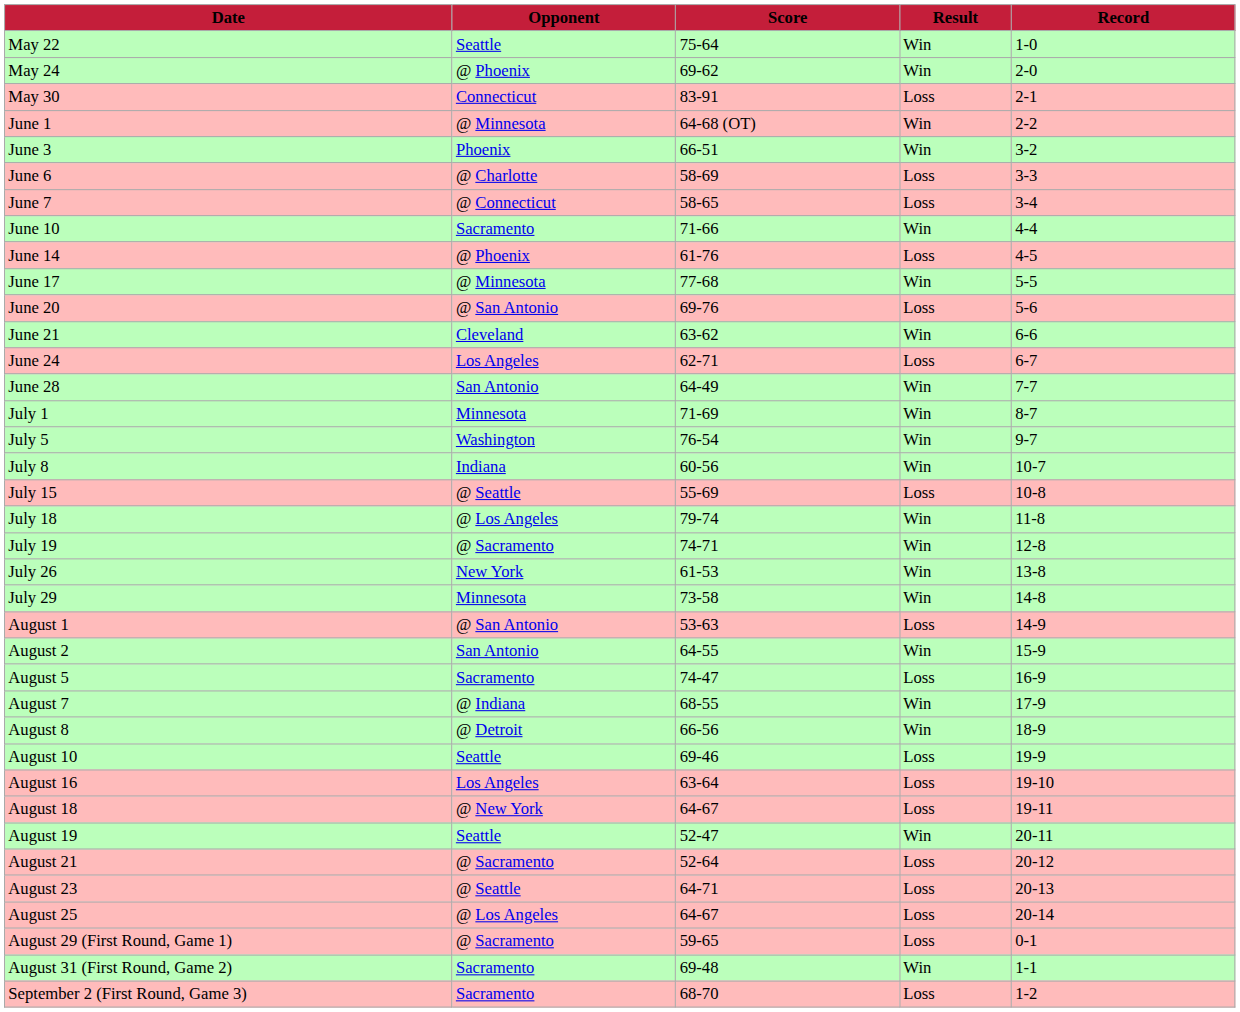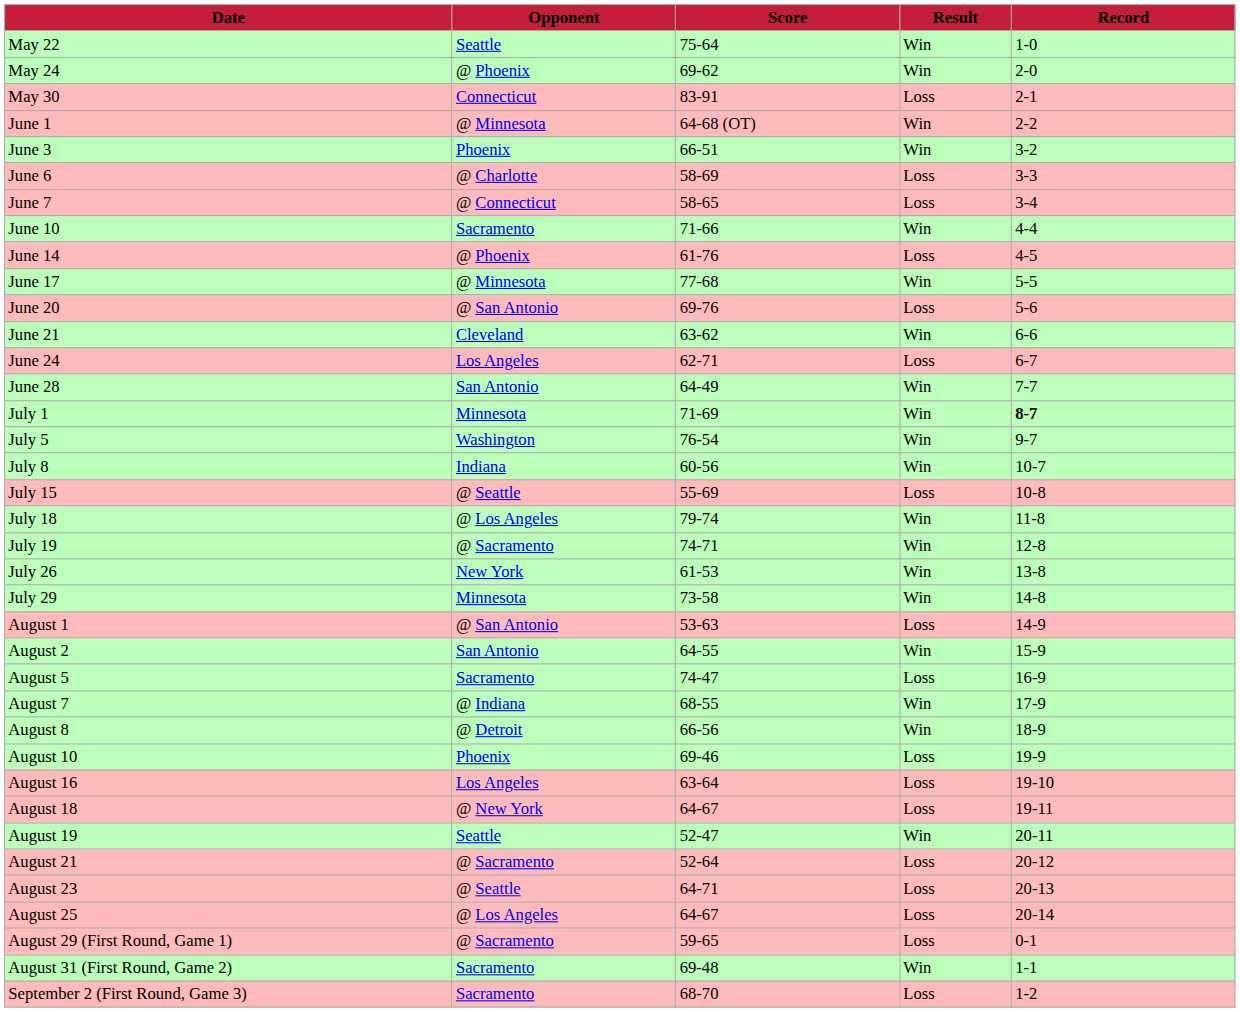(1026, 413) normal -> (1026, 413) bold
(479, 756) Seattle -> (483, 756) Phoenix
